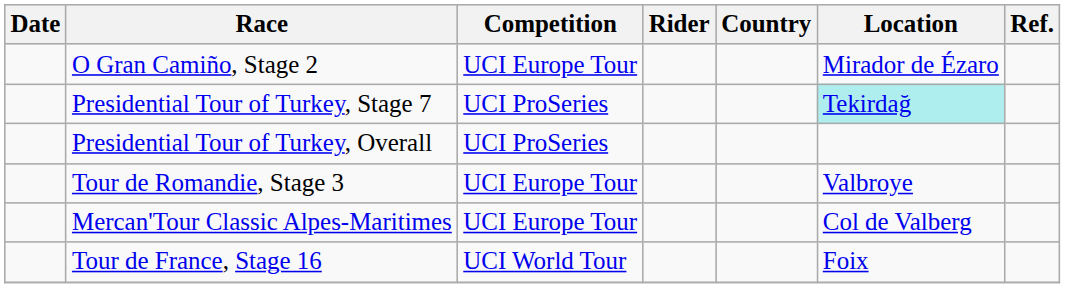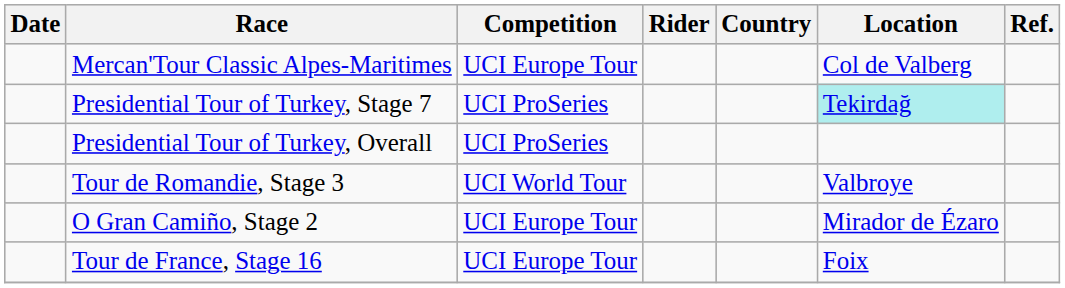rows swapped: (195, 63) <-> (262, 222)
(550, 182) UCI Europe Tour -> (545, 182) UCI World Tour
(545, 261) UCI World Tour -> (550, 261) UCI Europe Tour
